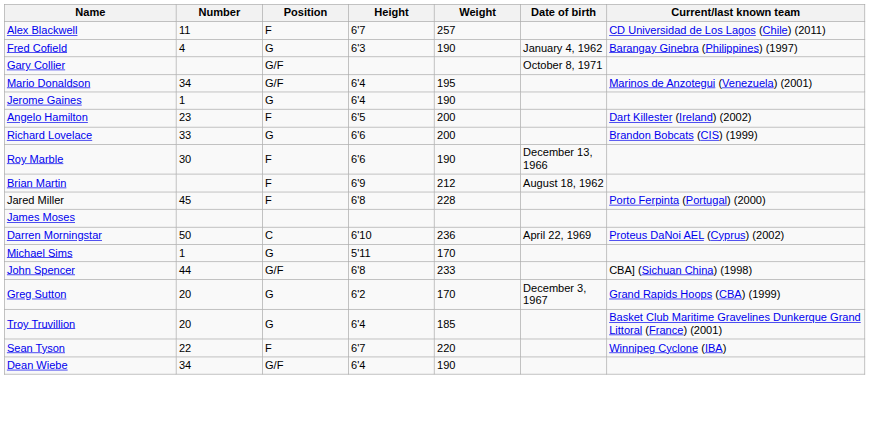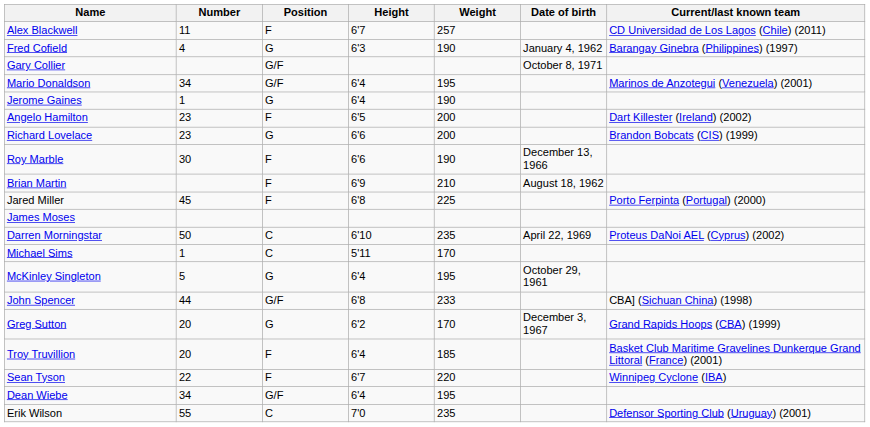(185, 135) 33 -> (185, 135) 23
(446, 183) 212 -> (446, 183) 210
(446, 200) 228 -> (446, 200) 225
(446, 235) 236 -> (446, 235) 235
(269, 253) G -> (269, 253) C
+ row: (54, 277)
(269, 324) G -> (268, 354) F
(446, 365) 190 -> (446, 395) 195
+ row: (34, 413)
